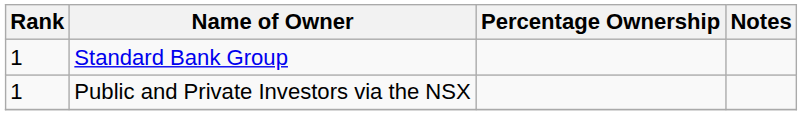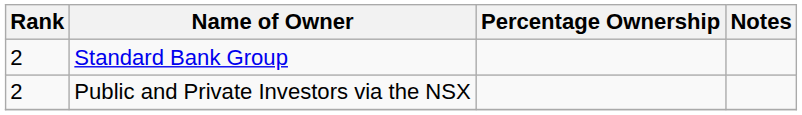(16, 57) 1 -> (16, 57) 2
(16, 92) 1 -> (16, 92) 2
